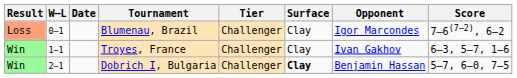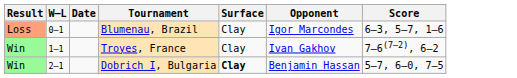- column: (252, 13)
(467, 31) 7–6(7–2), 6–2 -> (404, 30) 6–3, 5–7, 1–6
(470, 49) 6–3, 5–7, 1–6 -> (402, 48) 7–6(7–2), 6–2
